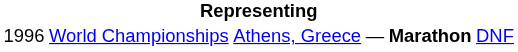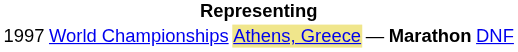(24, 36) 1996 -> (24, 36) 1997
(297, 36) no background -> (297, 36) khaki background
